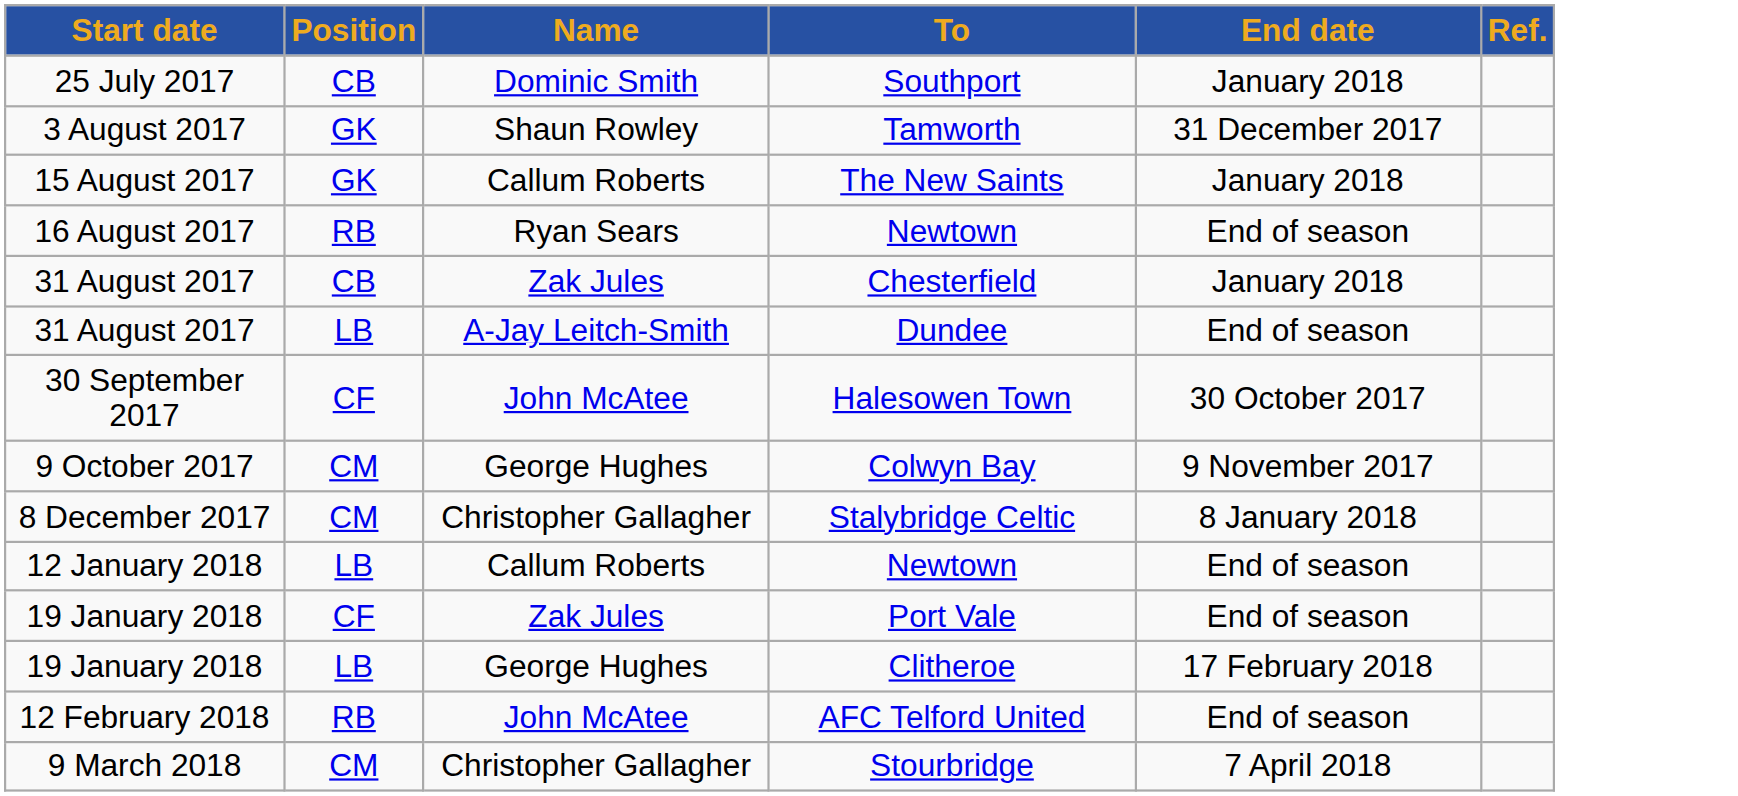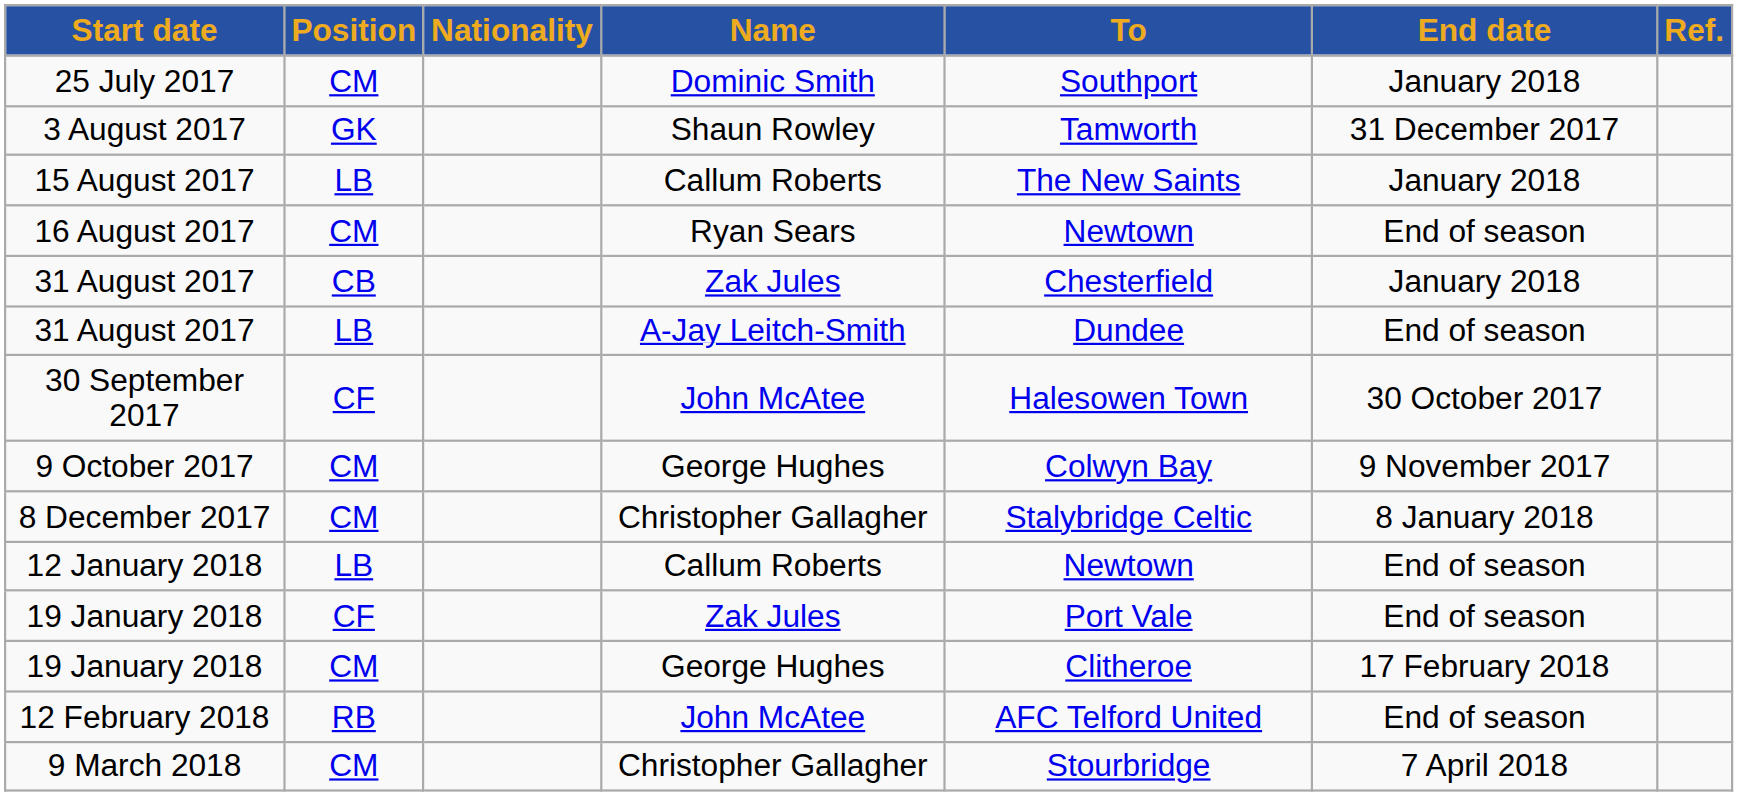+ column: (512, 31)
(354, 81) CB -> (354, 81) CM
(354, 181) GK -> (354, 181) LB
(354, 231) RB -> (354, 231) CM
(354, 666) LB -> (354, 666) CM
